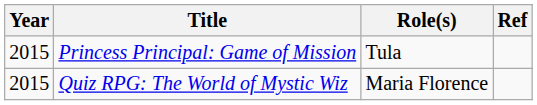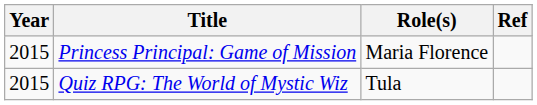(383, 52) Tula -> (427, 52) Maria Florence
(427, 83) Maria Florence -> (383, 83) Tula
